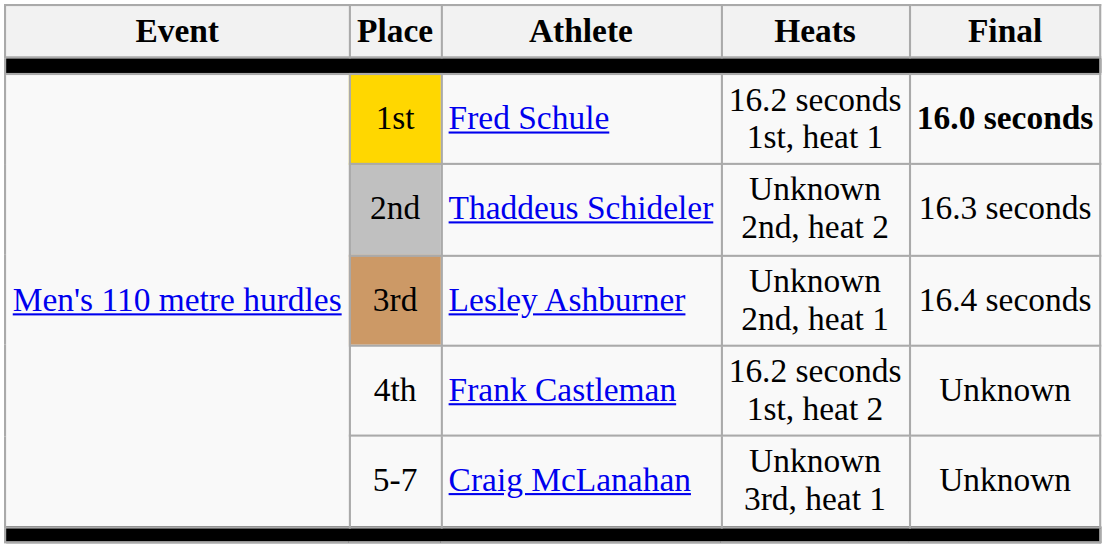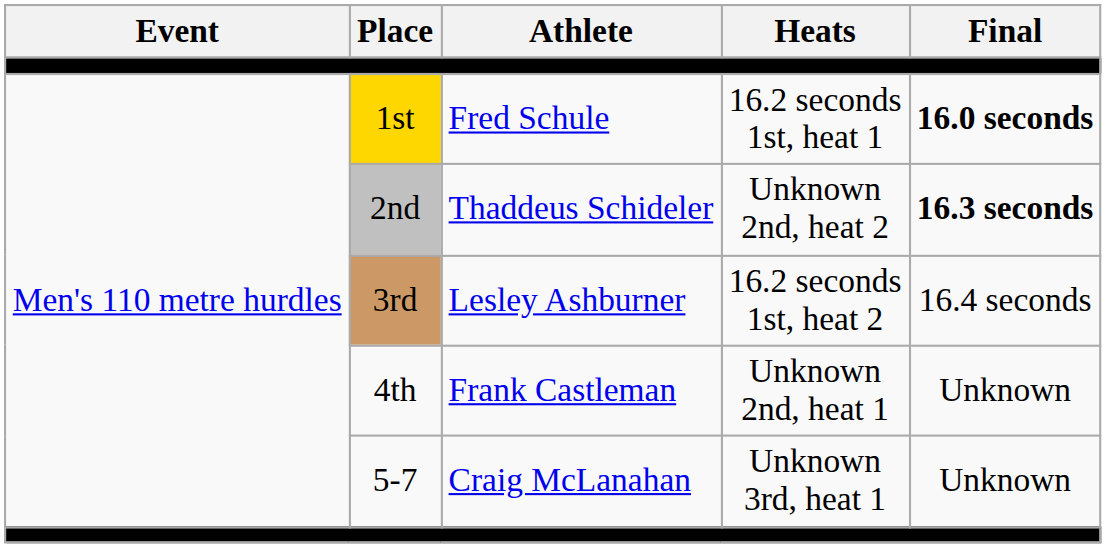(1005, 208) normal -> (1005, 208) bold
(815, 299) Unknown 2nd, heat 1 -> (815, 299) 16.2 seconds 1st, heat 2
(815, 390) 16.2 seconds 1st, heat 2 -> (815, 390) Unknown 2nd, heat 1
